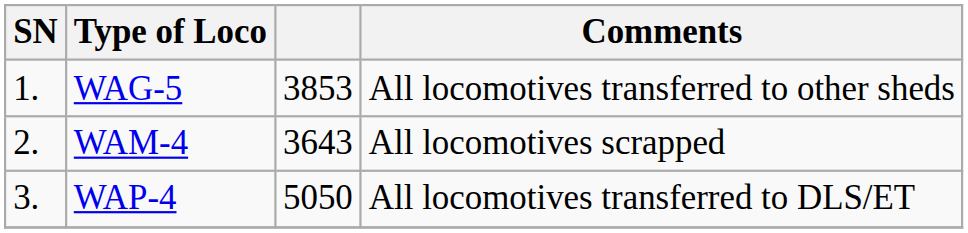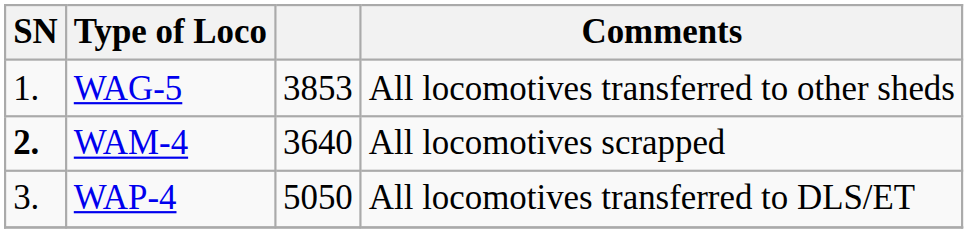(26, 142) normal -> (26, 142) bold
(318, 142) 3643 -> (318, 142) 3640
